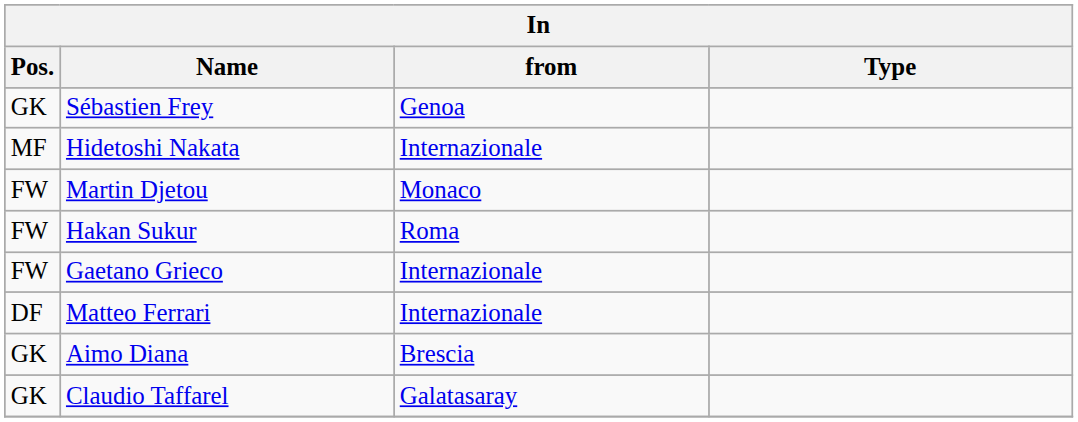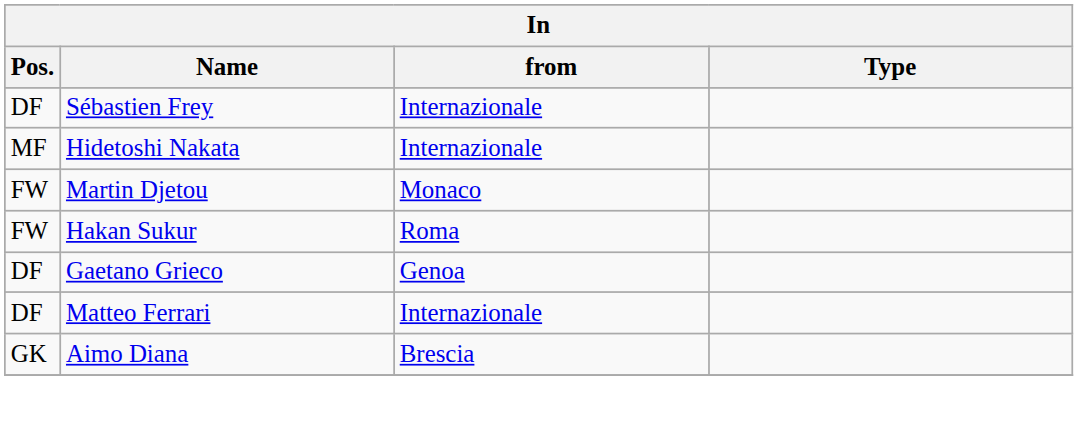(29, 107) GK -> (27, 107) DF
(432, 107) Genoa -> (471, 107) Internazionale
(29, 271) FW -> (27, 271) DF
(471, 271) Internazionale -> (432, 271) Genoa
- row: (147, 395)
